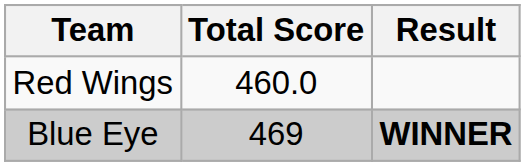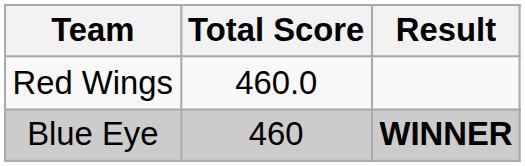(276, 134) 469 -> (276, 134) 460
